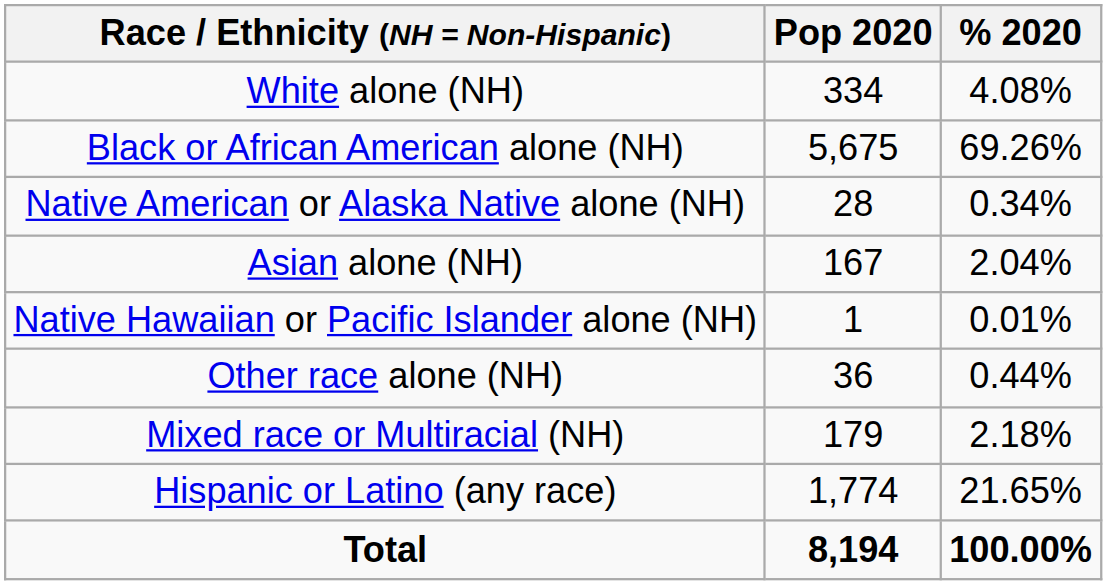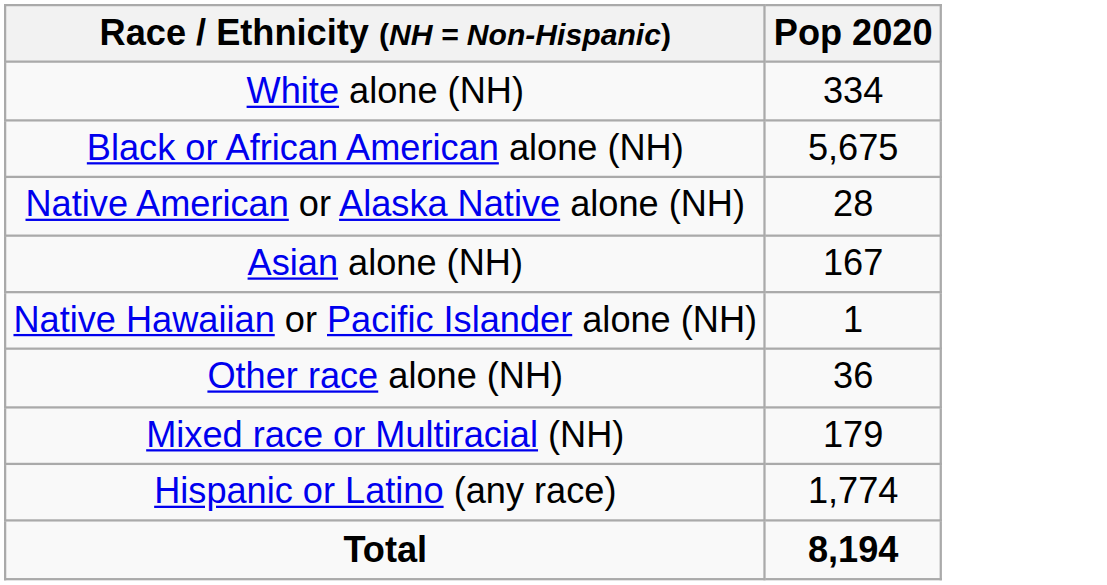- column: (1021, 33)
